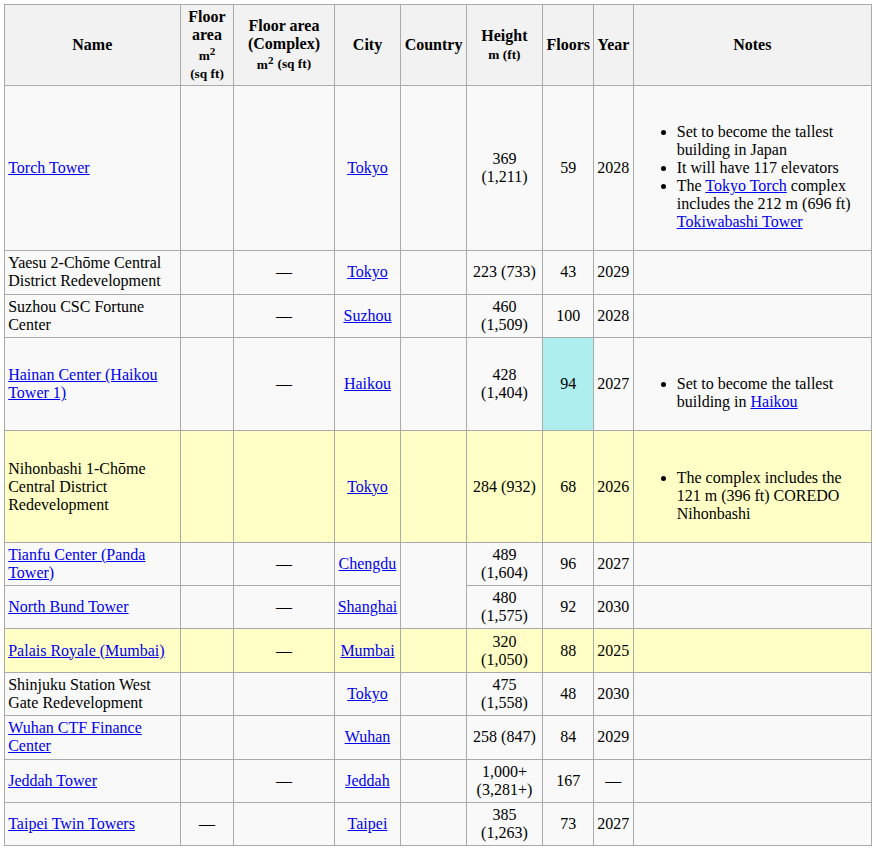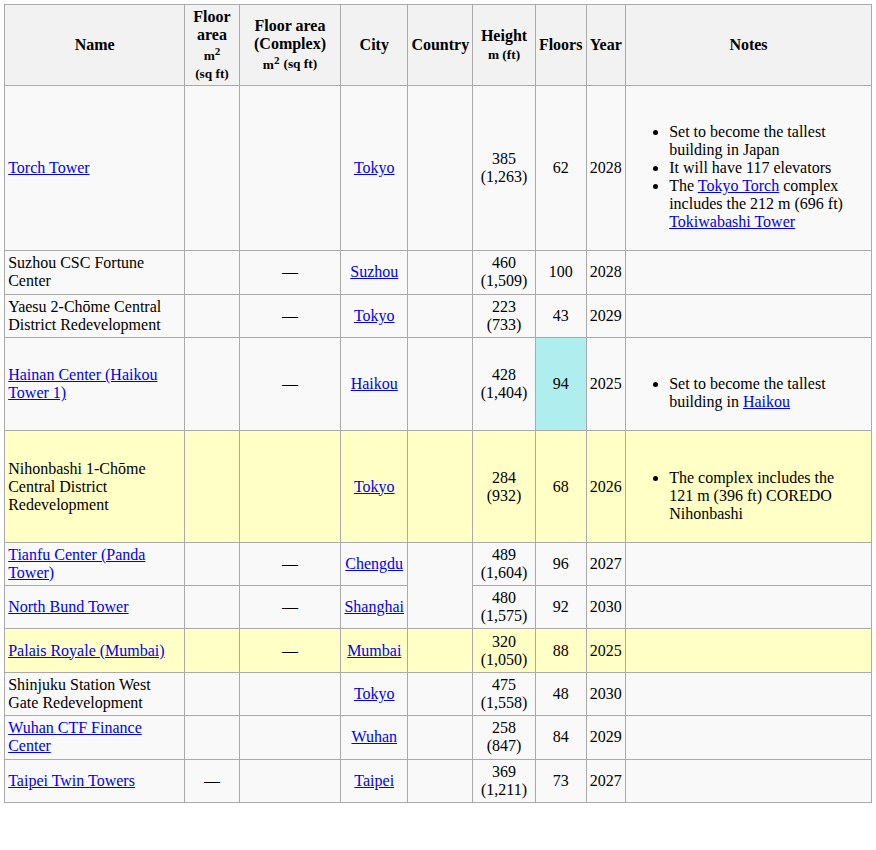(504, 168) 369 (1,211) -> (504, 168) 385 (1,263)
(568, 168) 59 -> (561, 168) 62
rows swapped: (76, 315) <-> (85, 272)
(613, 384) 2027 -> (606, 384) 2025
- row: (53, 780)
(504, 824) 385 (1,263) -> (504, 780) 369 (1,211)
